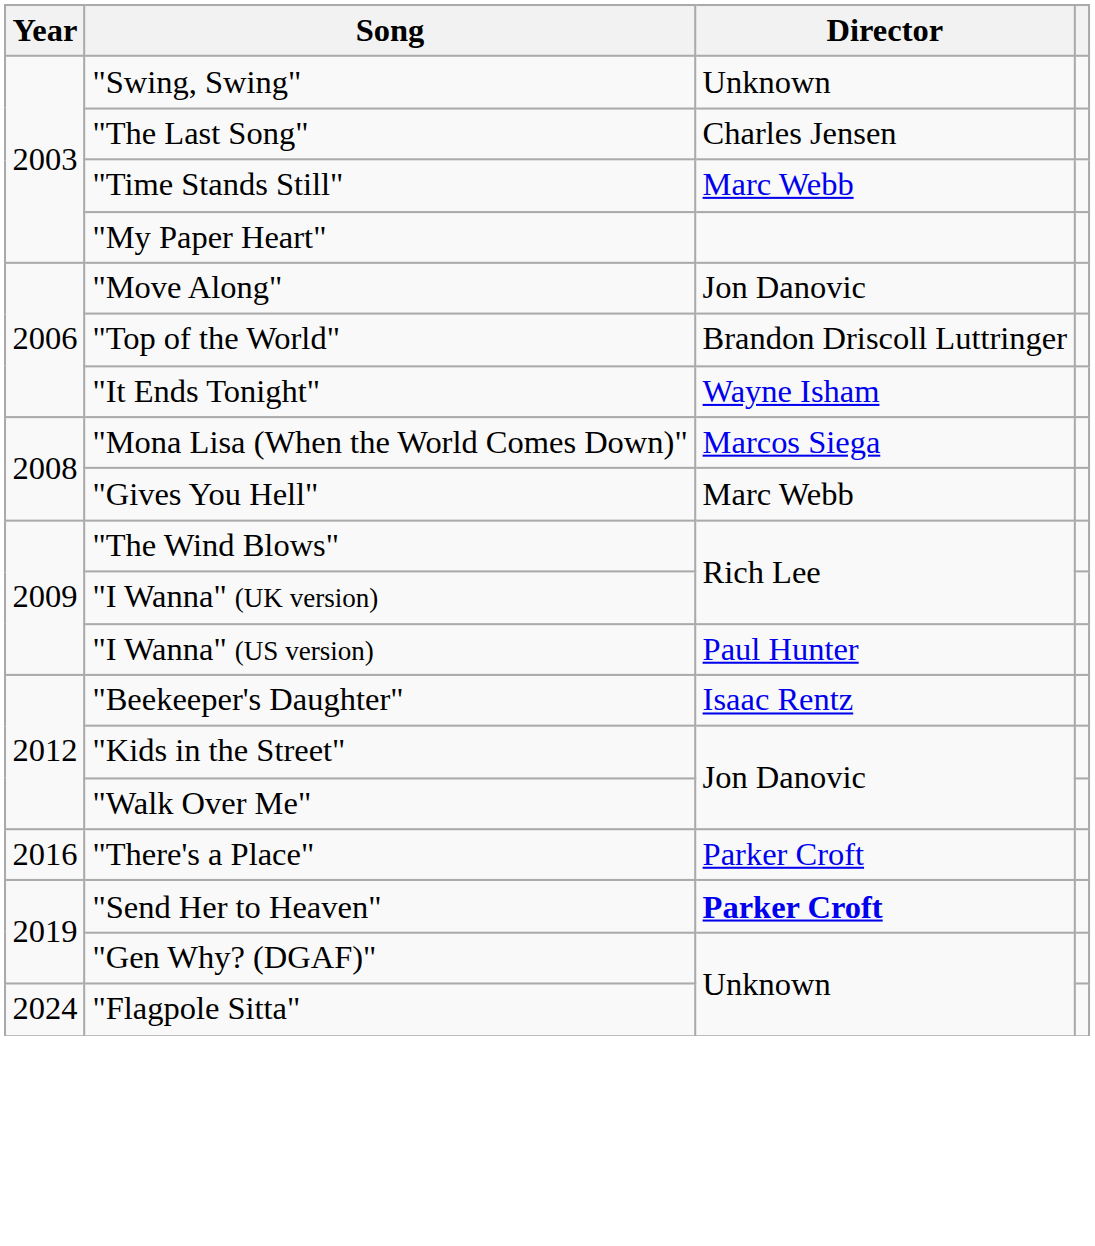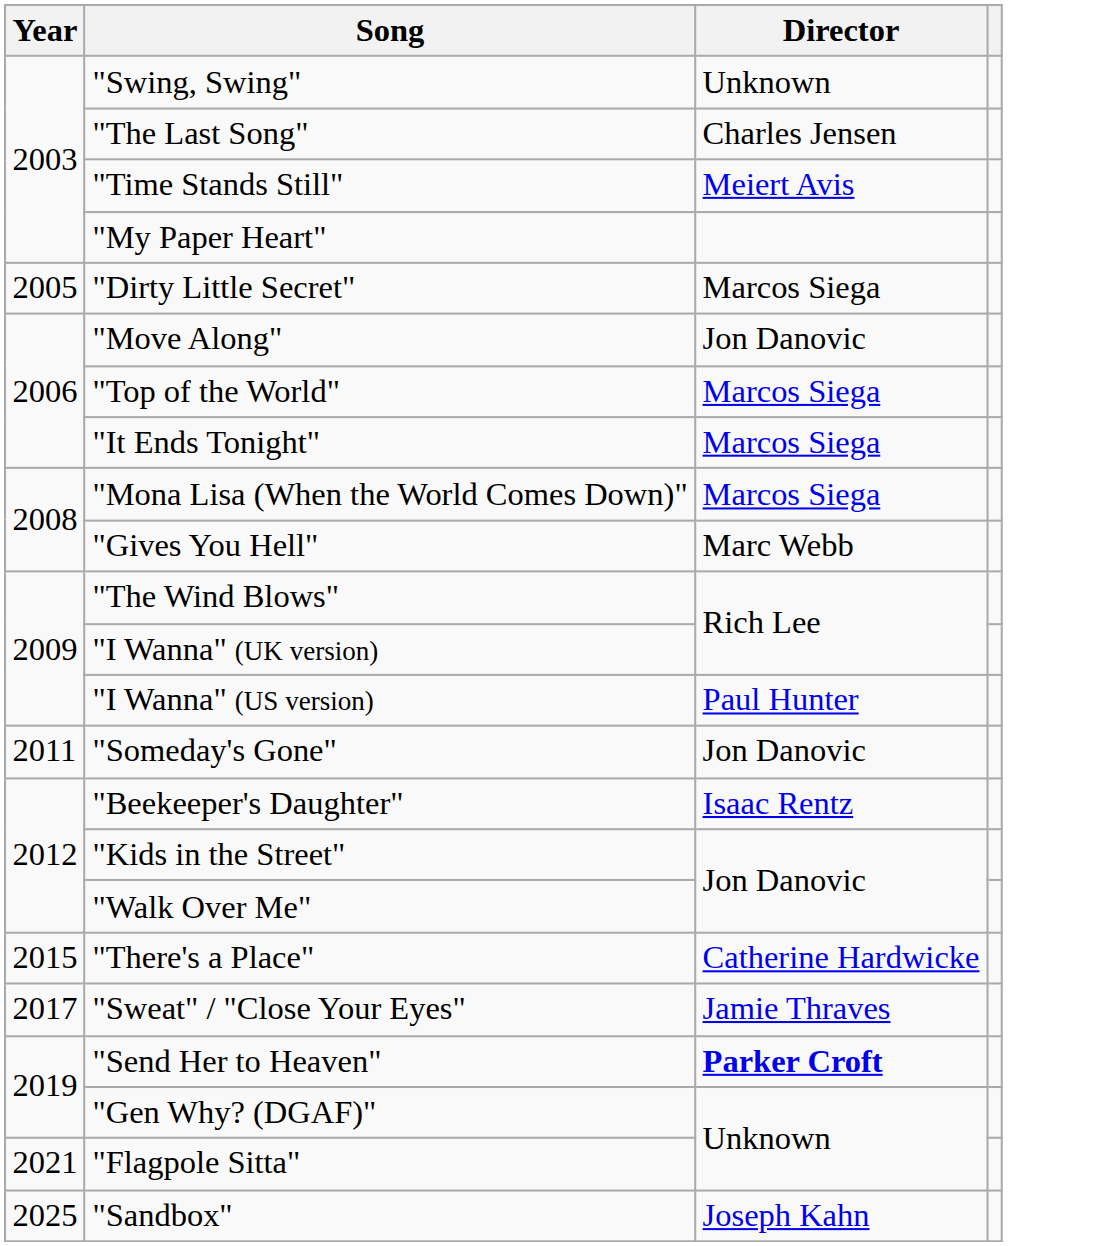(778, 184) Marc Webb -> (779, 184) Meiert Avis
+ row: (224, 287)
(885, 339) Brandon Driscoll Luttringer -> (791, 390) Marcos Siega
(791, 390) Wayne Isham -> (791, 442) Marcos Siega
+ row: (215, 751)
(45, 854) 2016 -> (45, 957) 2015
(783, 854) Parker Croft -> (841, 957) Catherine Hardwicke
+ row: (279, 1008)
(45, 1008) 2024 -> (45, 1163) 2021
+ row: (163, 1215)
